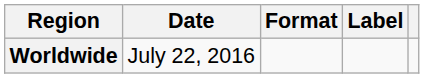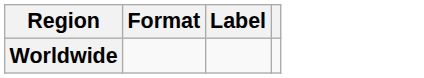- column: (191, 21)
